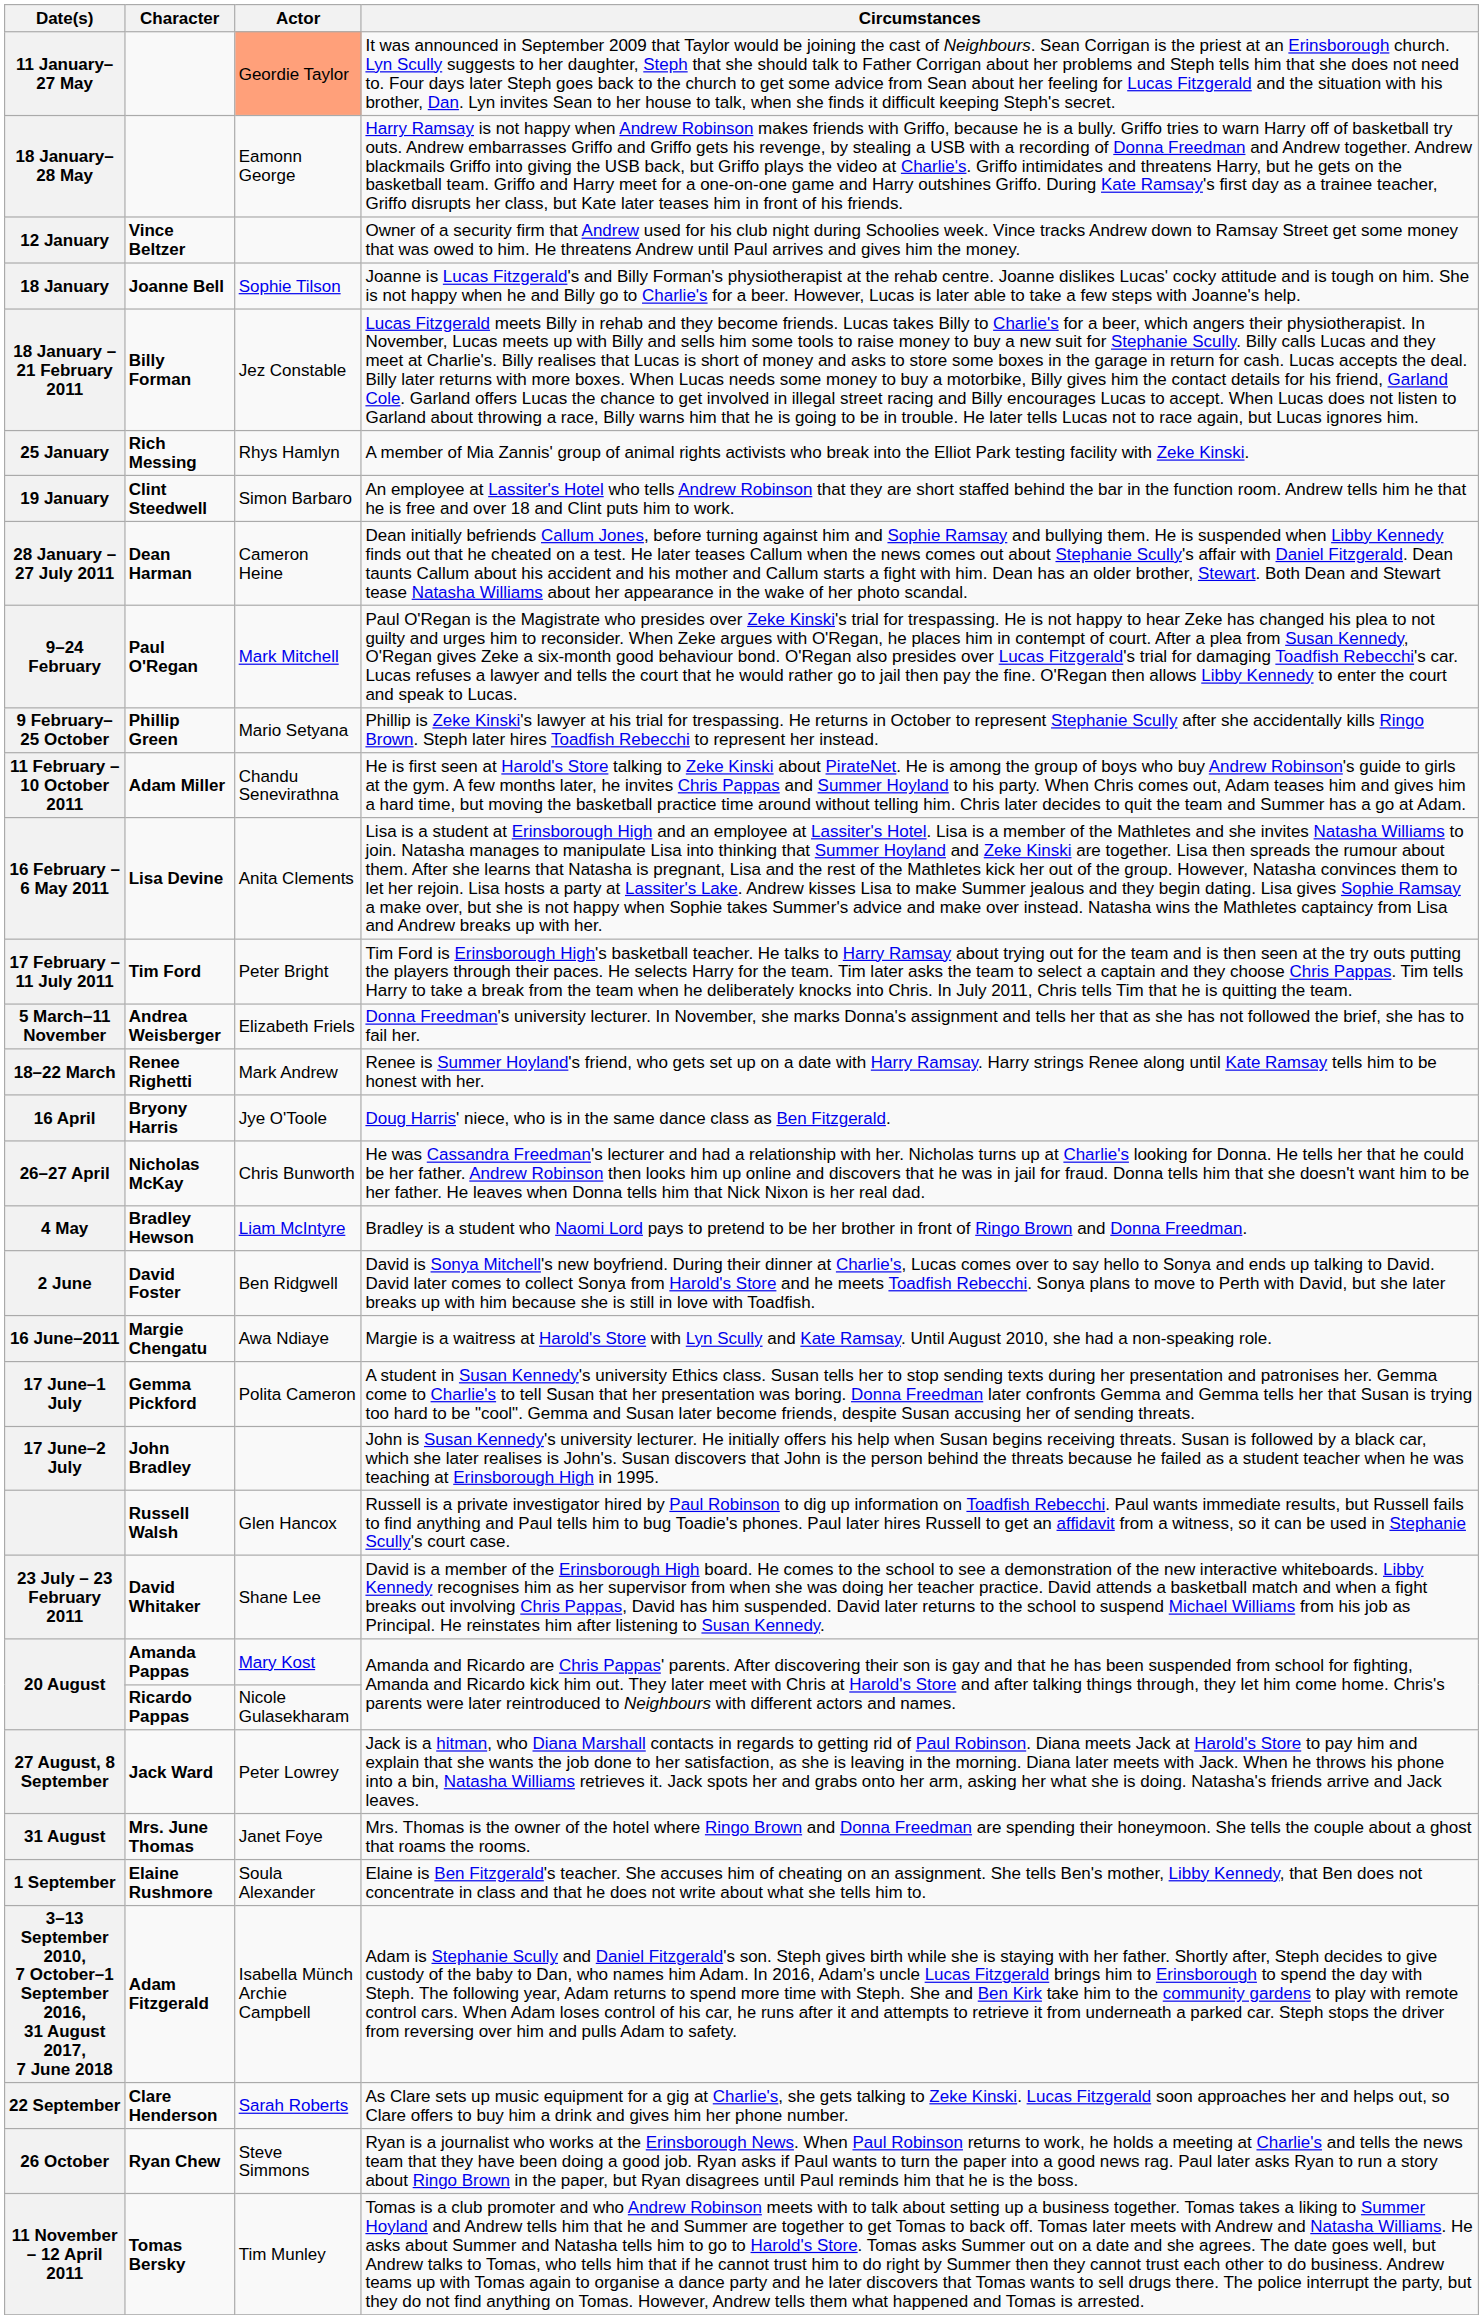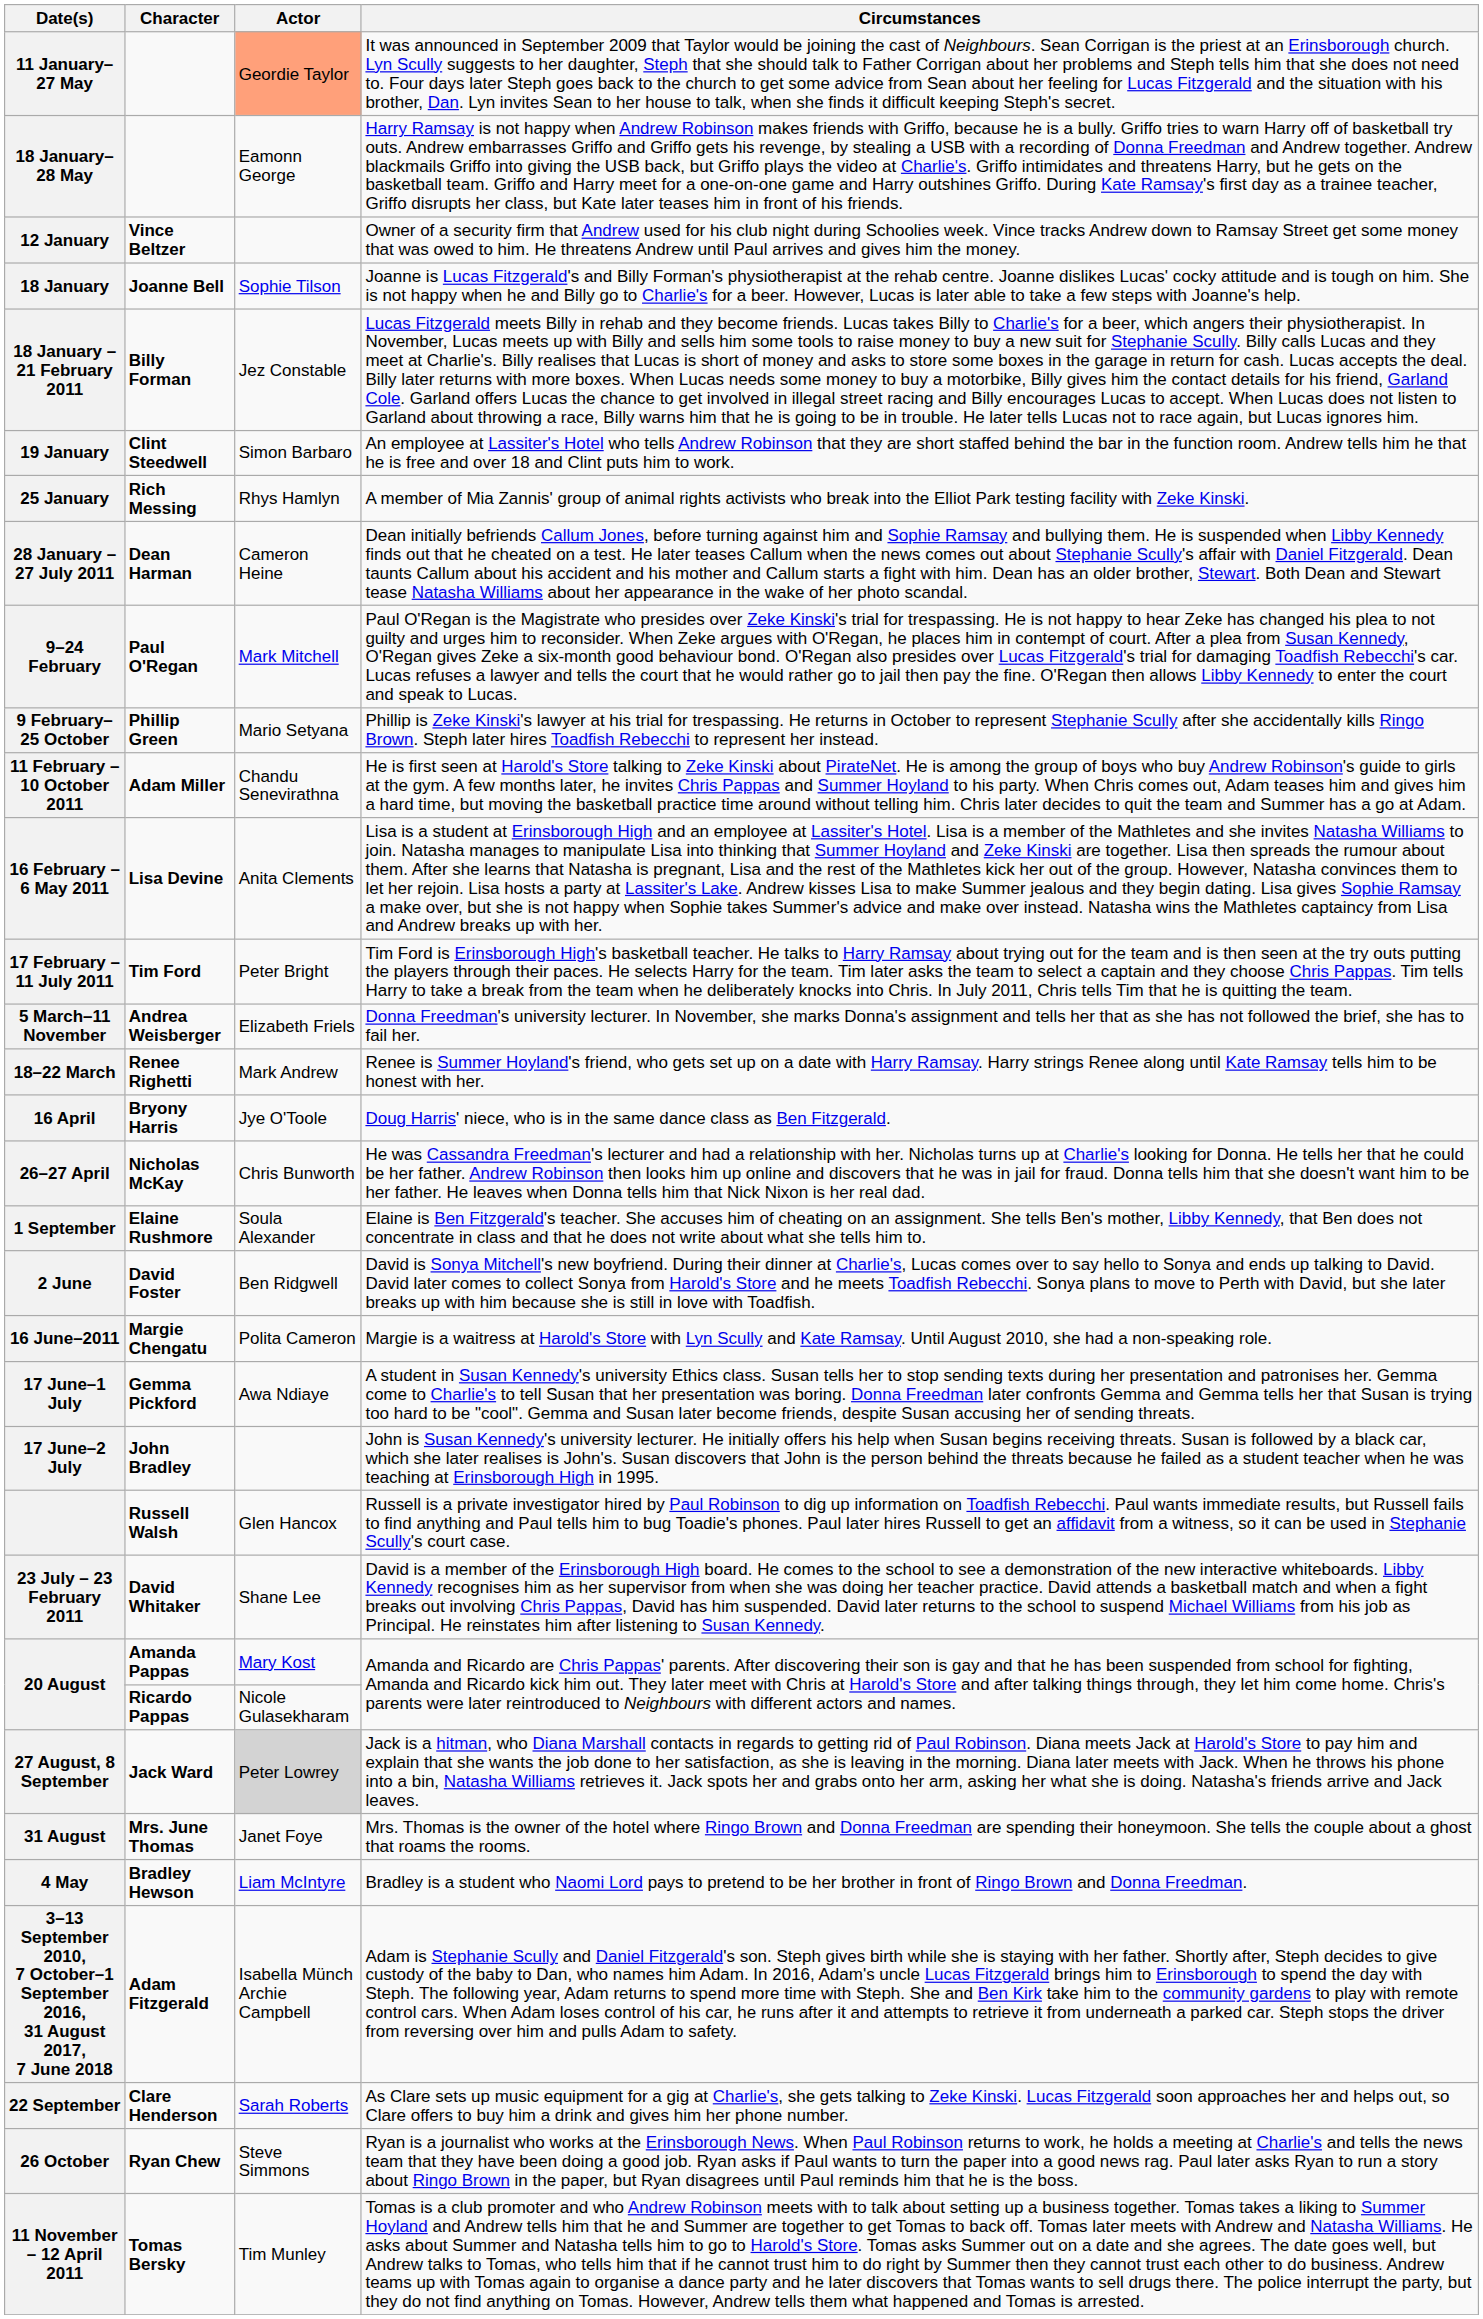rows swapped: (65, 499) <-> (65, 453)
rows swapped: (65, 1228) <-> (65, 1883)
(284, 1339) Awa Ndiaye -> (297, 1339) Polita Cameron
(297, 1394) Polita Cameron -> (284, 1394) Awa Ndiaye
(289, 1772) no background -> (289, 1772) lightgrey background
